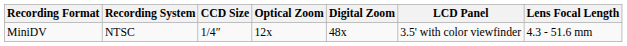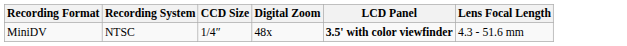- column: (289, 13)
(461, 32) normal -> (389, 32) bold
